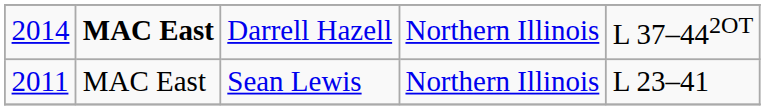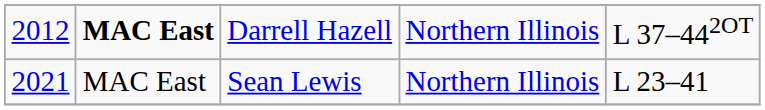(41, 31) 2014 -> (41, 31) 2012
(40, 81) 2011 -> (41, 81) 2021
